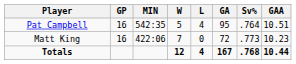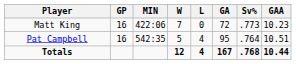rows swapped: (57, 39) <-> (57, 25)
